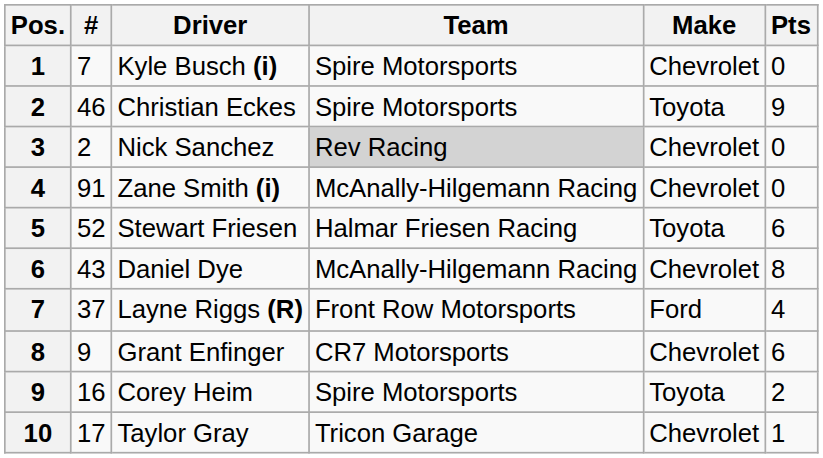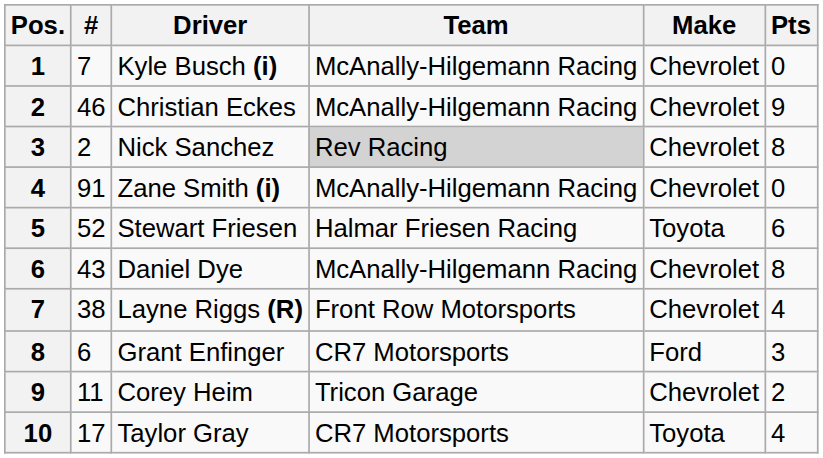(416, 66) Spire Motorsports -> (476, 66) McAnally-Hilgemann Racing
(416, 107) Spire Motorsports -> (476, 107) McAnally-Hilgemann Racing
(687, 107) Toyota -> (704, 107) Chevrolet
(778, 147) 0 -> (778, 147) 8
(91, 310) 37 -> (91, 310) 38
(676, 310) Ford -> (704, 310) Chevrolet
(84, 351) 9 -> (84, 351) 6
(704, 351) Chevrolet -> (676, 351) Ford
(778, 351) 6 -> (778, 351) 3
(91, 391) 16 -> (90, 391) 11
(416, 391) Spire Motorsports -> (396, 391) Tricon Garage
(687, 391) Toyota -> (704, 391) Chevrolet
(396, 432) Tricon Garage -> (412, 432) CR7 Motorsports
(704, 432) Chevrolet -> (687, 432) Toyota
(778, 432) 1 -> (778, 432) 4
